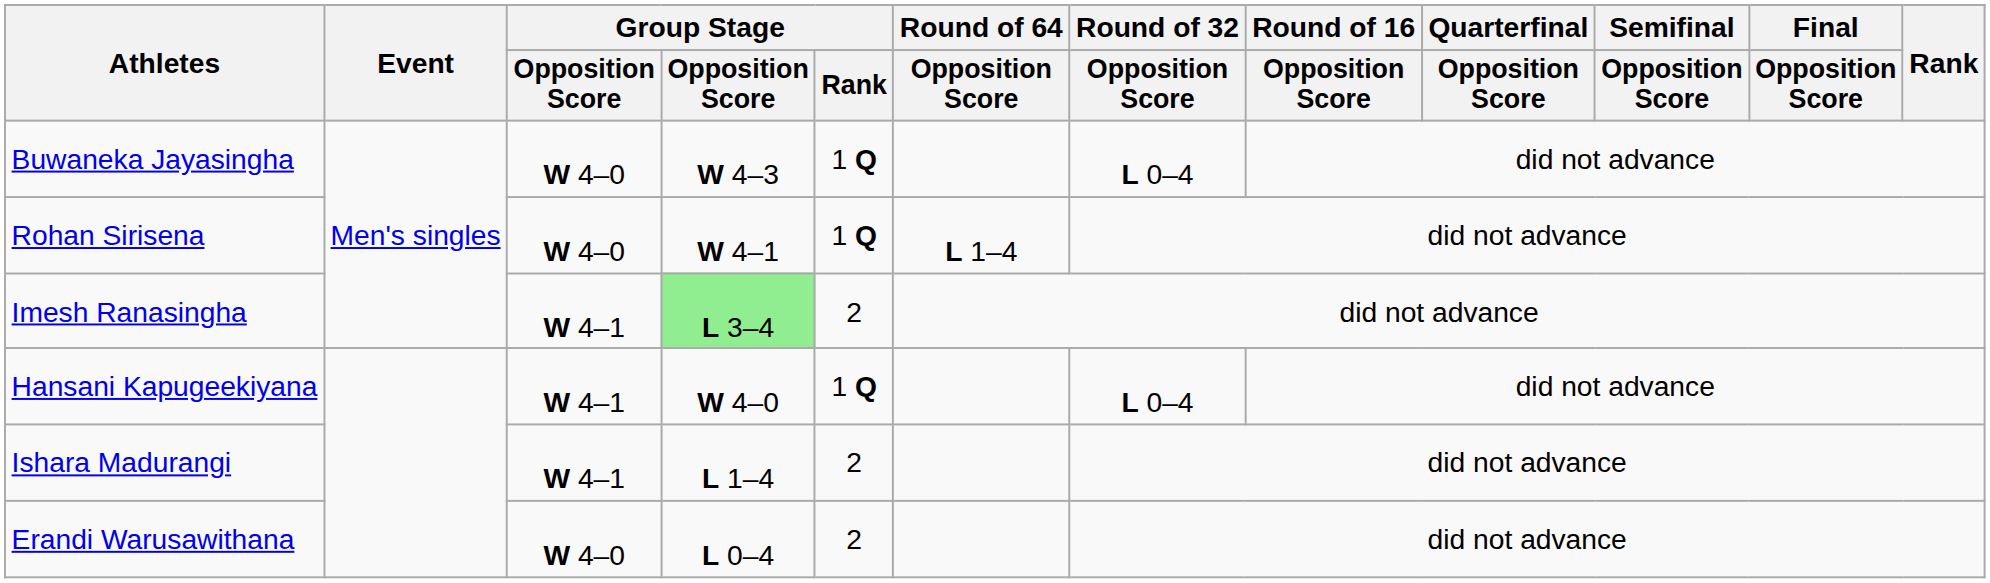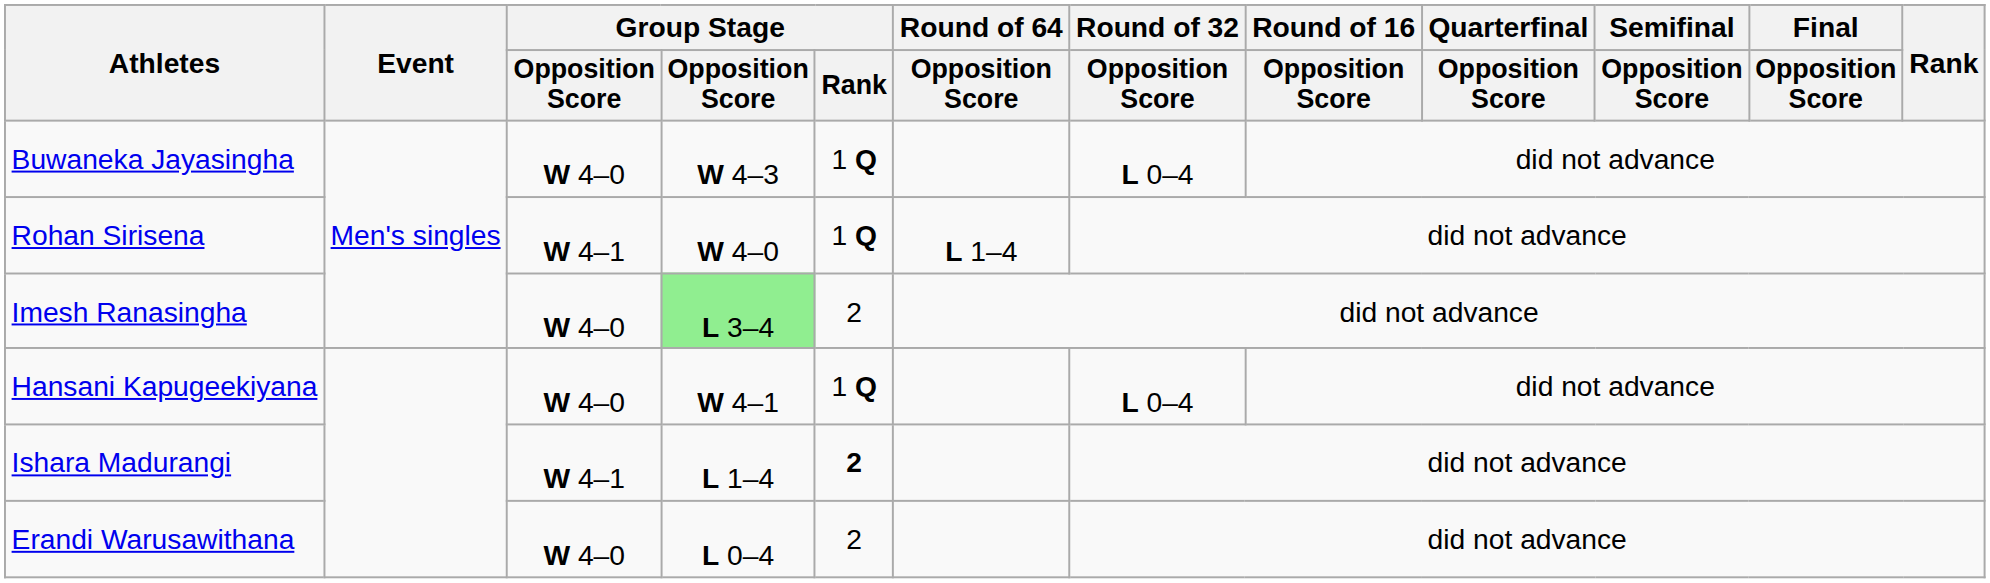(584, 251) W 4–0 -> (584, 251) W 4–1
(738, 251) W 4–1 -> (738, 251) W 4–0
(584, 327) W 4–1 -> (584, 327) W 4–0
(584, 403) W 4–1 -> (584, 403) W 4–0
(738, 403) W 4–0 -> (738, 403) W 4–1
(854, 463) normal -> (854, 463) bold
